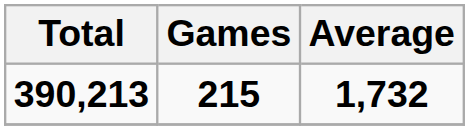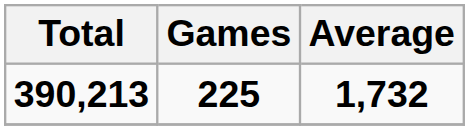(229, 93) 215 -> (229, 93) 225
